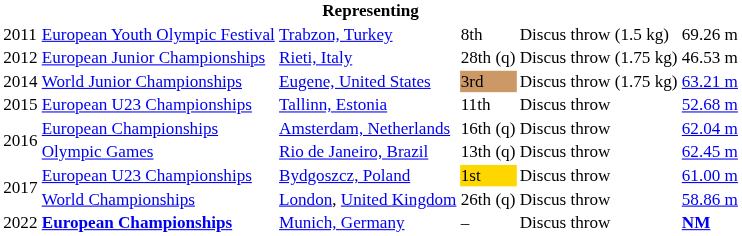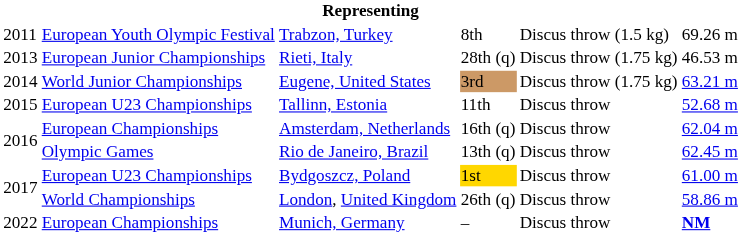(20, 57) 2012 -> (20, 57) 2013
(137, 222) bold -> (130, 222) normal
